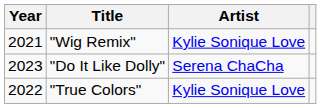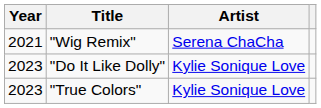(239, 41) Kylie Sonique Love -> (228, 41) Serena ChaCha
(228, 66) Serena ChaCha -> (239, 66) Kylie Sonique Love
(25, 90) 2022 -> (25, 90) 2023
